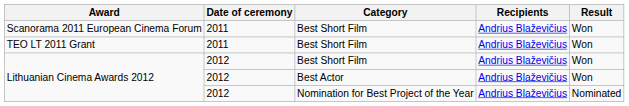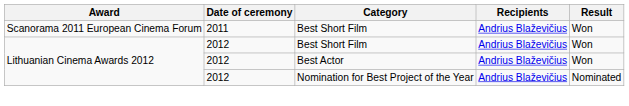- row: (51, 45)
